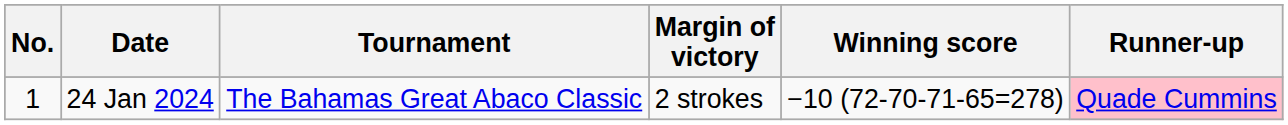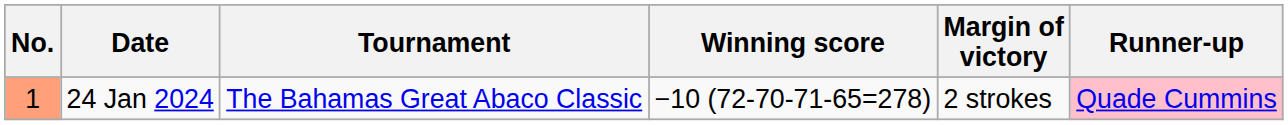columns swapped: (926, 41) <-> (715, 41)
(33, 99) no background -> (33, 99) lightsalmon background
